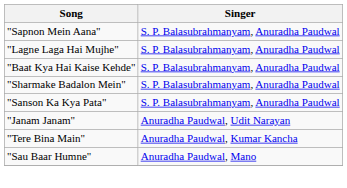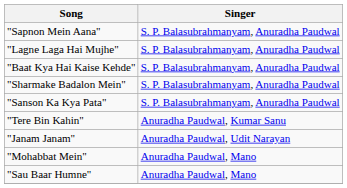+ row: (45, 120)
- row: (46, 138)
+ row: (47, 156)
